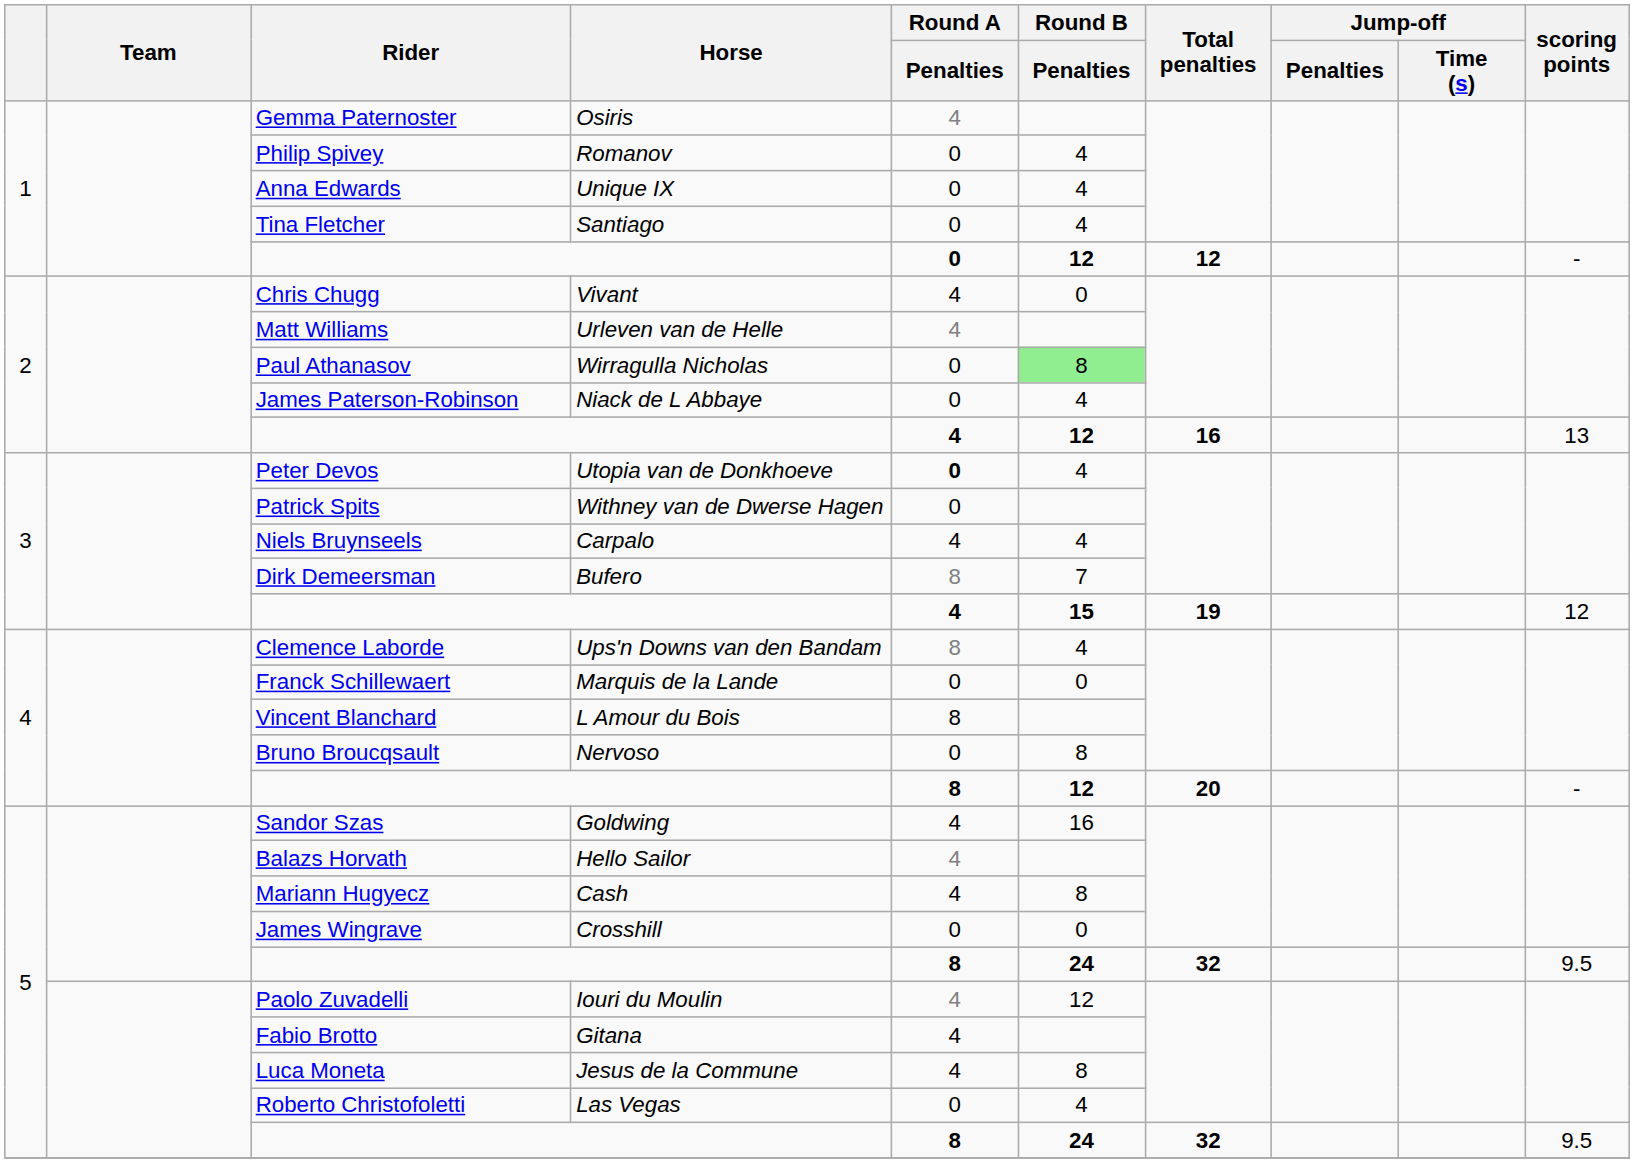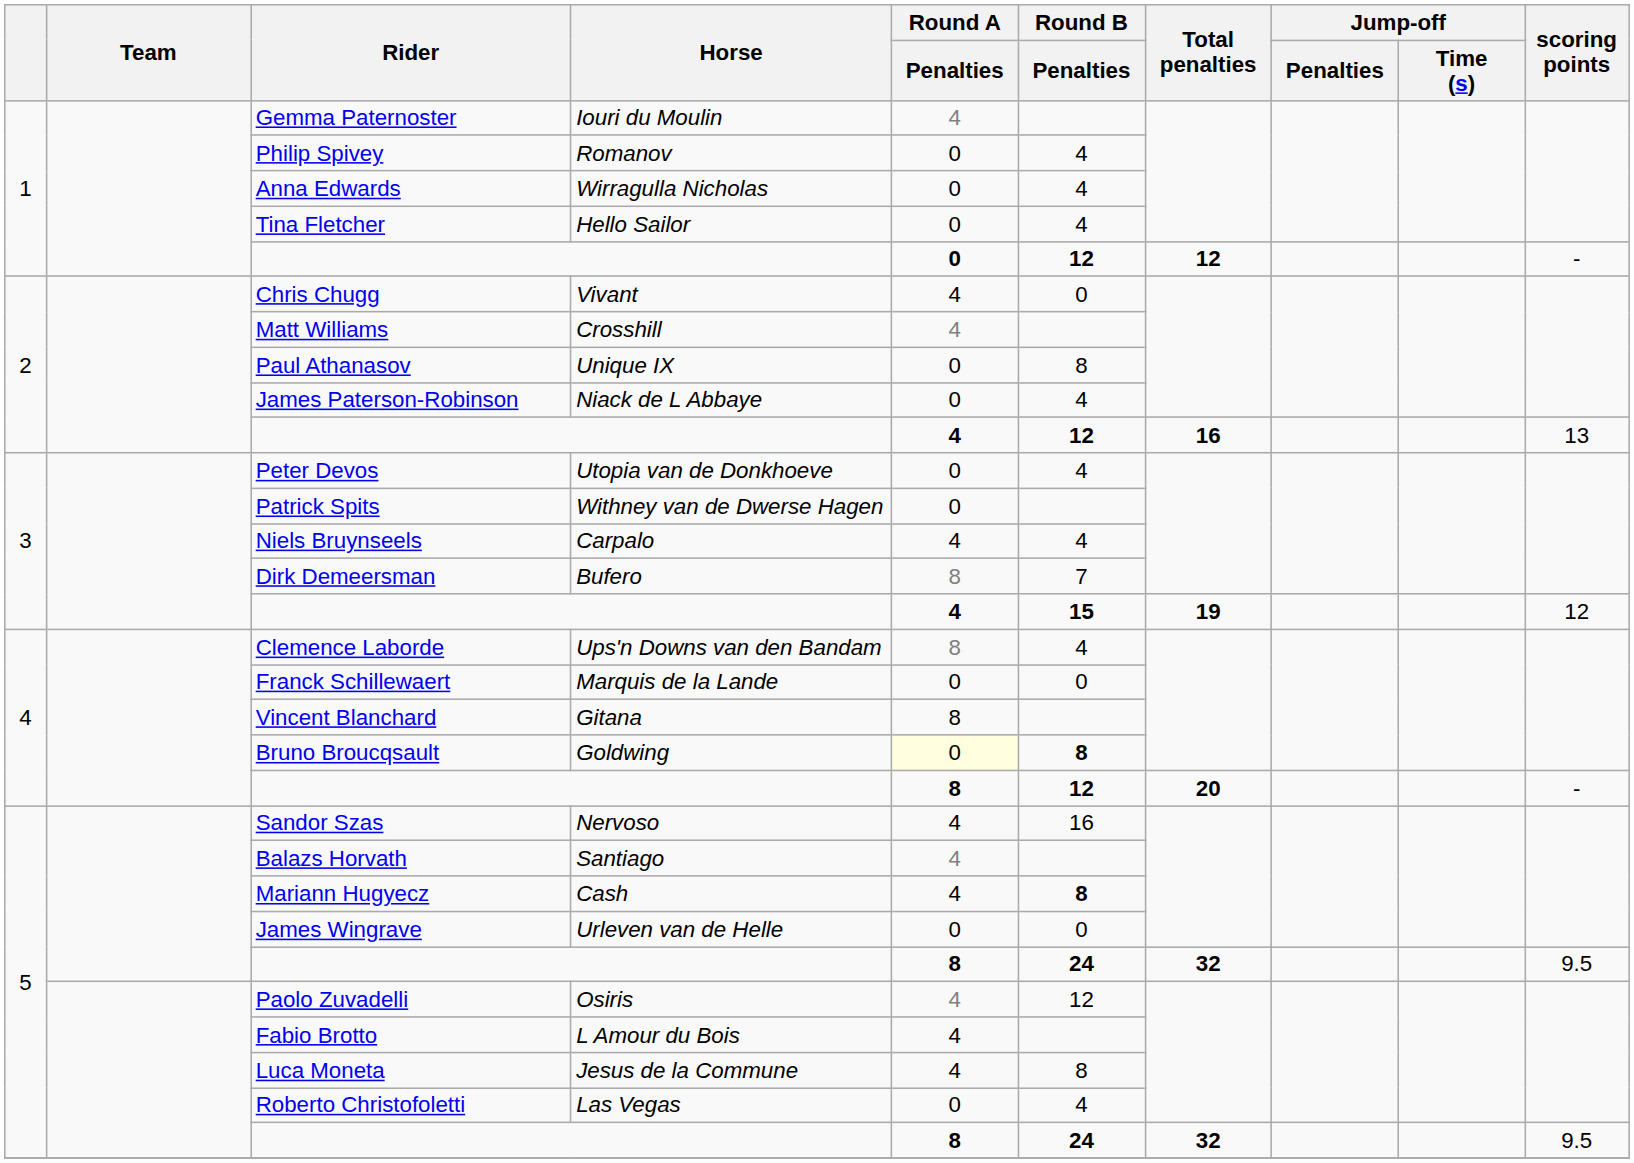(605, 118) Osiris -> (649, 118) Iouri du Moulin
(625, 189) Unique IX -> (672, 189) Wirragulla Nicholas
(620, 224) Santiago -> (633, 224) Hello Sailor
(680, 330) Urleven van de Helle -> (619, 330) Crosshill
(672, 365) Wirragulla Nicholas -> (625, 365) Unique IX
(1081, 365) lightgreen background -> (1081, 365) no background
(955, 471) bold -> (955, 471) normal
(658, 718) L Amour du Bois -> (609, 718) Gitana
(618, 753) Nervoso -> (623, 753) Goldwing
(955, 753) no background -> (955, 753) lightyellow background
(1081, 753) normal -> (1081, 753) bold
(623, 823) Goldwing -> (618, 823) Nervoso
(633, 859) Hello Sailor -> (620, 859) Santiago
(1081, 894) normal -> (1081, 894) bold
(619, 929) Crosshill -> (680, 929) Urleven van de Helle
(649, 1000) Iouri du Moulin -> (605, 1000) Osiris
(609, 1035) Gitana -> (658, 1035) L Amour du Bois
